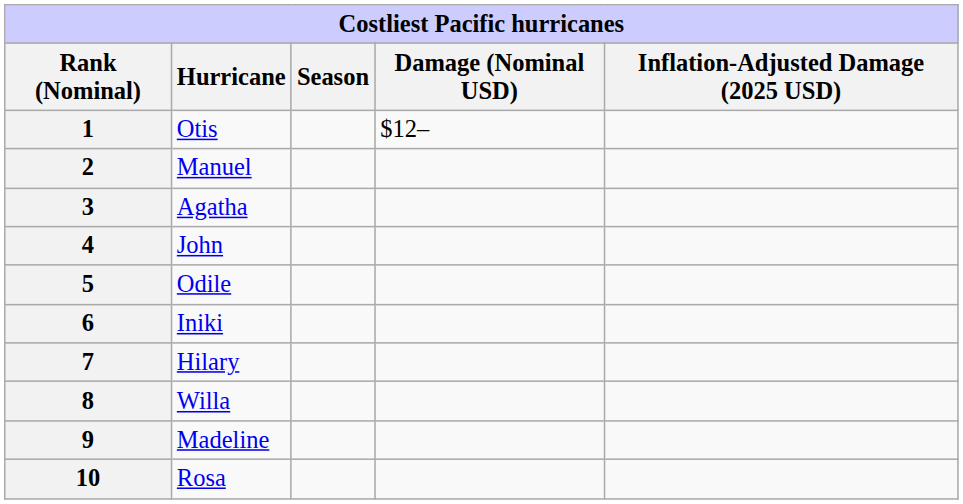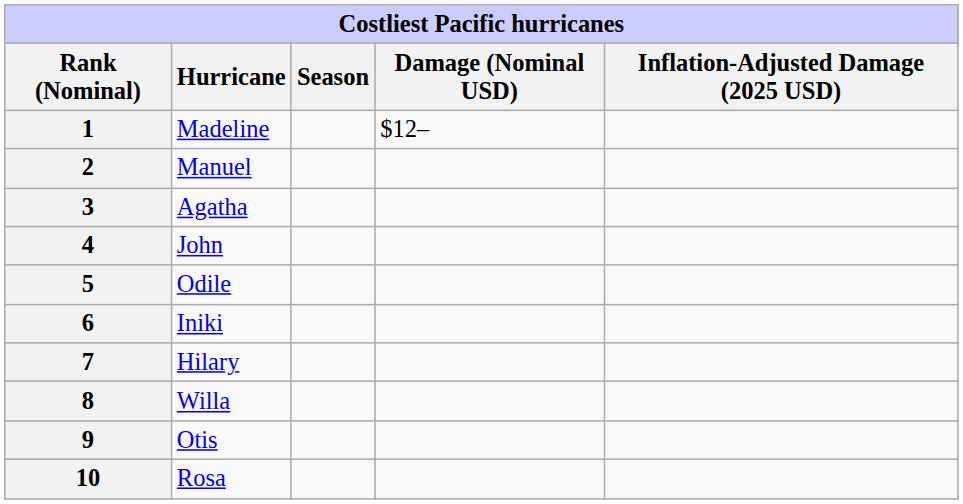(197, 129) Otis -> (223, 129) Madeline
(223, 439) Madeline -> (197, 439) Otis
